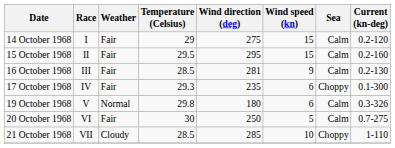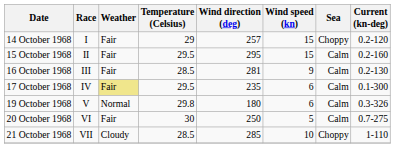(254, 40) 275 -> (254, 40) 257
(338, 40) Calm -> (333, 40) Choppy
(109, 87) no background -> (109, 87) khaki background
(186, 87) 29.3 -> (186, 87) 29.5
(333, 87) Choppy -> (338, 87) Calm
